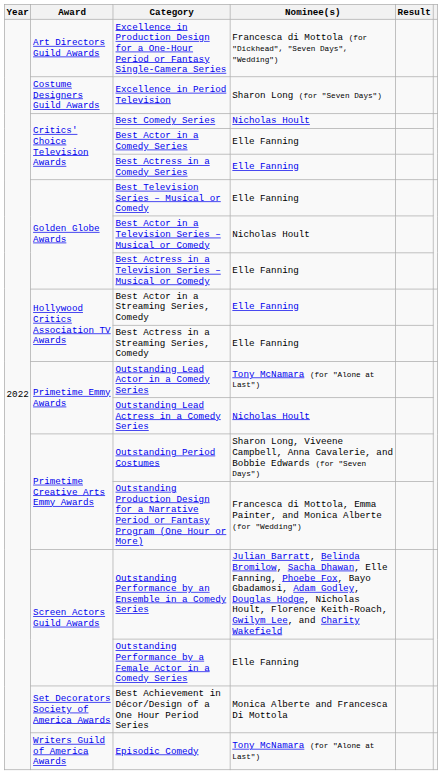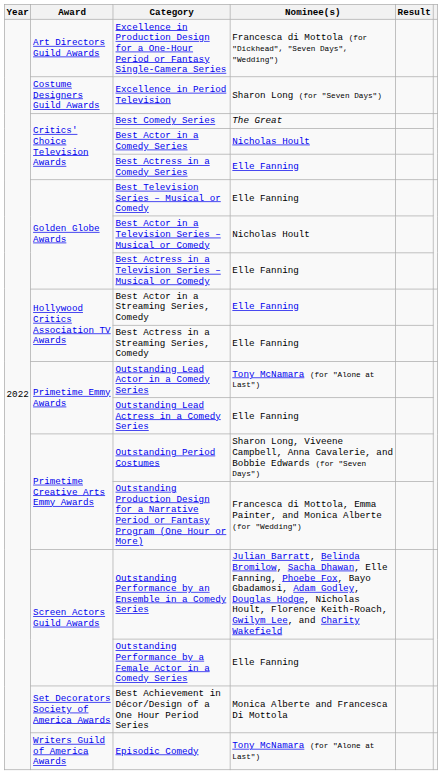(271, 121) Nicholas Hoult -> (257, 121) The Great
(266, 141) Elle Fanning -> (271, 141) Nicholas Hoult
(271, 416) Nicholas Hoult -> (266, 416) Elle Fanning
